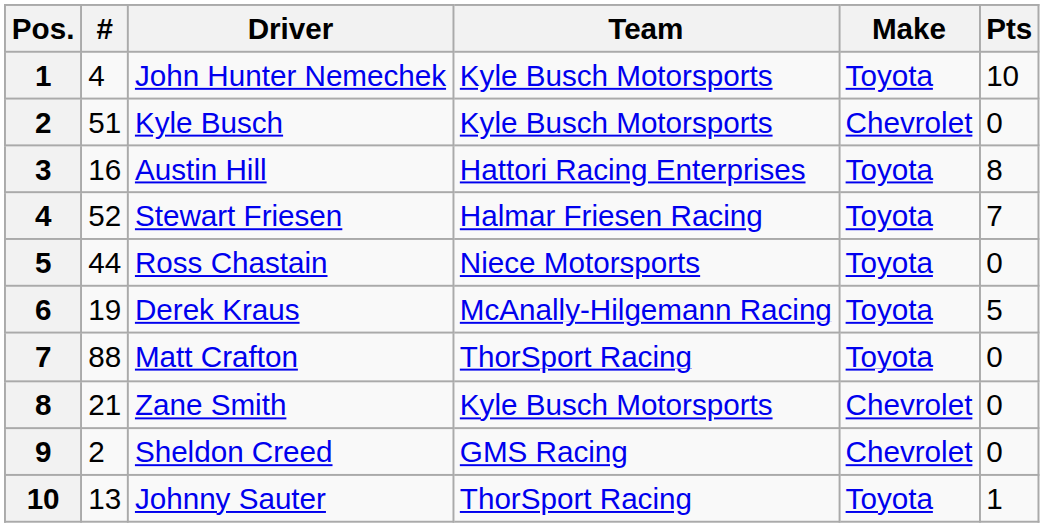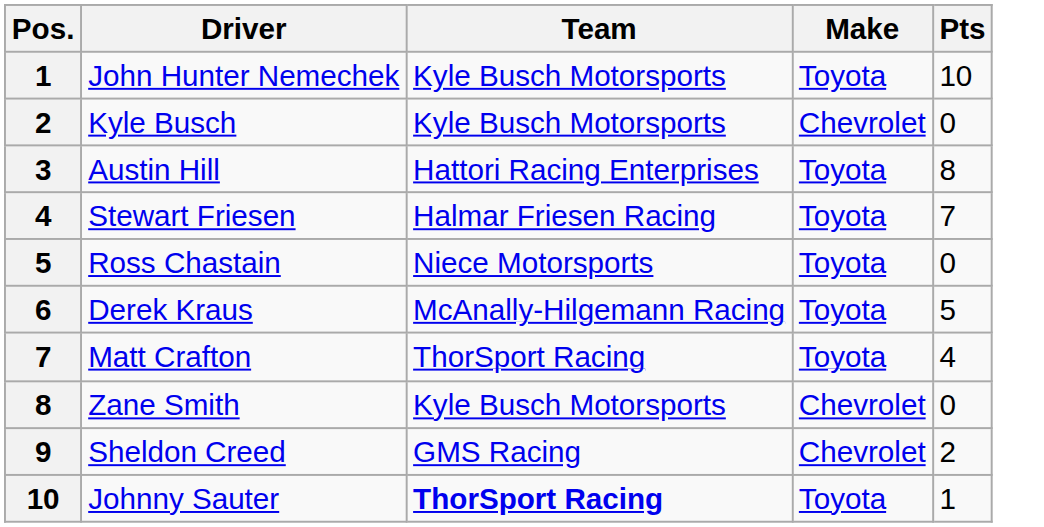- column: (105, 29)
(994, 357) 0 -> (948, 357) 4
(994, 451) 0 -> (948, 451) 2
(576, 498) normal -> (538, 498) bold
